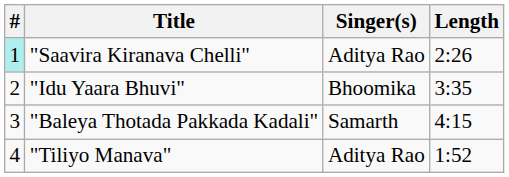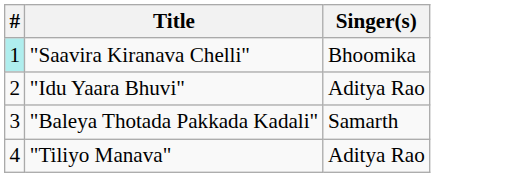- column: (467, 21)
(376, 54) Aditya Rao -> (372, 54) Bhoomika
(372, 88) Bhoomika -> (376, 88) Aditya Rao
